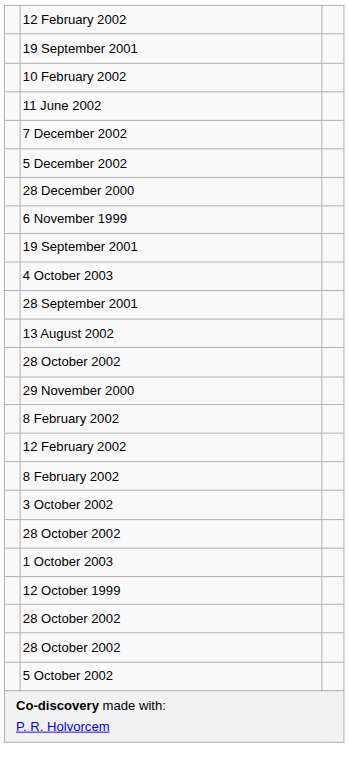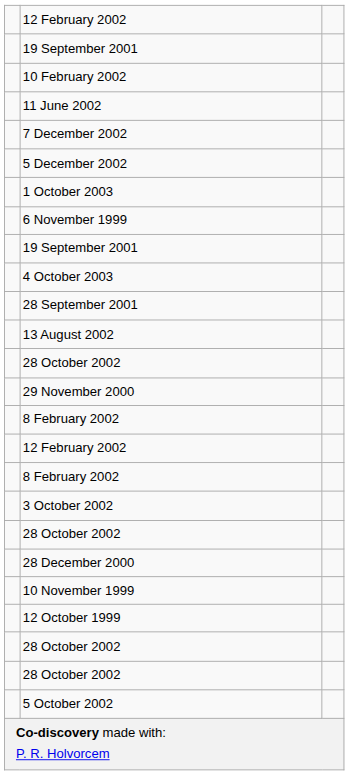rows swapped: (12, 562) <-> (12, 192)
+ row: (12, 591)
